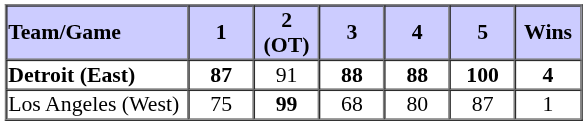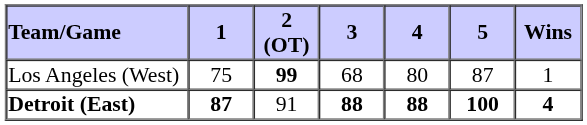rows swapped: (94, 104) <-> (72, 74)
